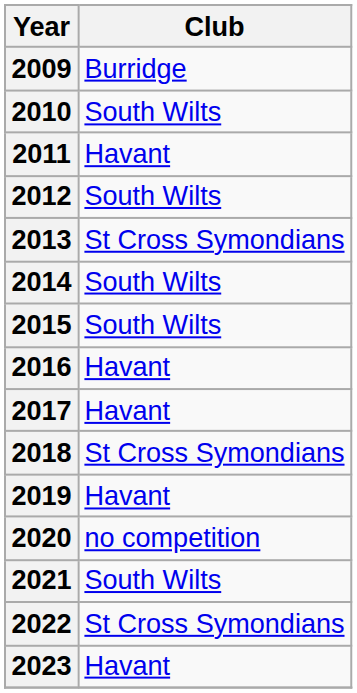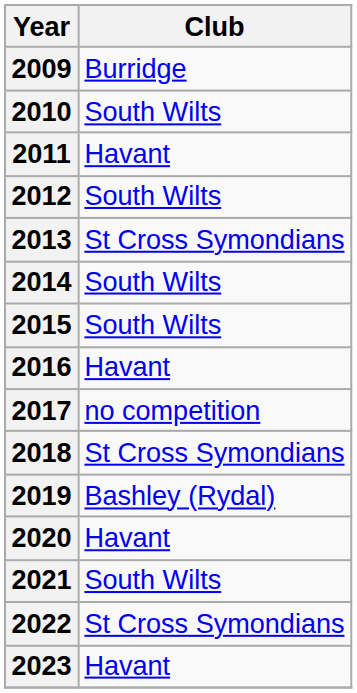(127, 410) Havant -> (172, 410) no competition
(127, 495) Havant -> (180, 495) Bashley (Rydal)
(172, 538) no competition -> (127, 538) Havant
